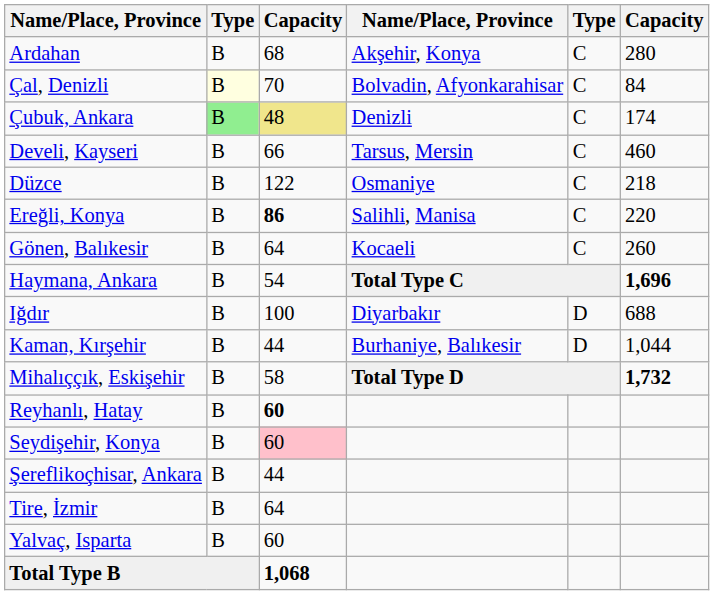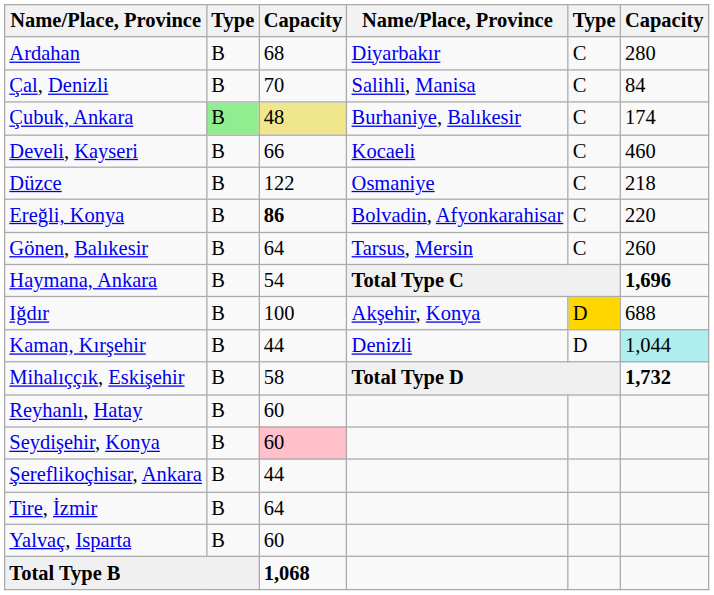(416, 53) Akşehir, Konya -> (396, 53) Diyarbakır
(218, 85) lightyellow background -> (218, 85) no background
(457, 85) Bolvadin, Afyonkarahisar -> (414, 85) Salihli, Manisa
(382, 118) Denizli -> (436, 118) Burhaniye, Balıkesir
(412, 150) Tarsus, Mersin -> (383, 150) Kocaeli
(414, 215) Salihli, Manisa -> (457, 215) Bolvadin, Afyonkarahisar
(383, 248) Kocaeli -> (412, 248) Tarsus, Mersin
(396, 313) Diyarbakır -> (416, 313) Akşehir, Konya
(580, 313) no background -> (580, 313) gold background
(436, 345) Burhaniye, Balıkesir -> (382, 345) Denizli
(648, 345) no background -> (648, 345) paleturquoise background
(274, 410) bold -> (274, 410) normal
